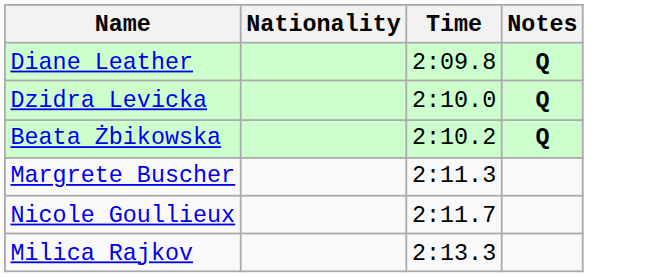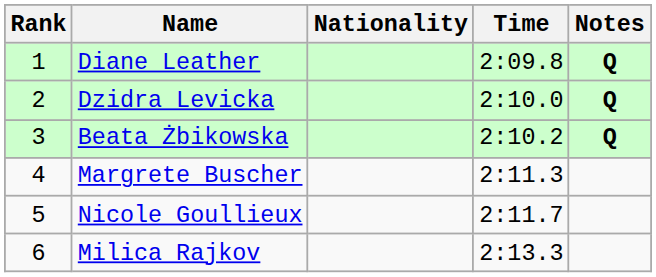+ column: (39, 24)
